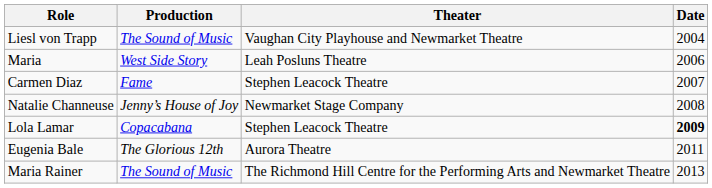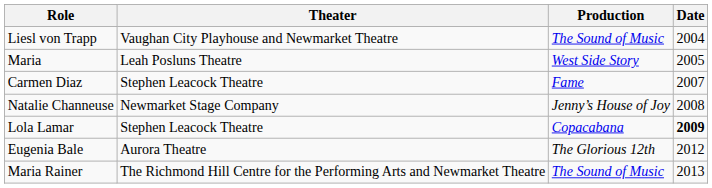columns swapped: (179, 15) <-> (457, 15)
(691, 60) 2006 -> (691, 60) 2005
(690, 149) 2011 -> (691, 149) 2012
